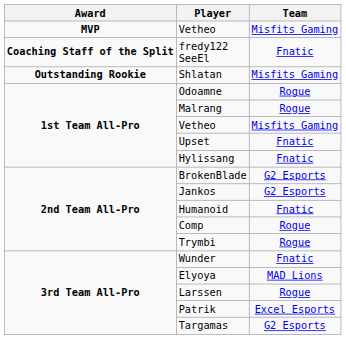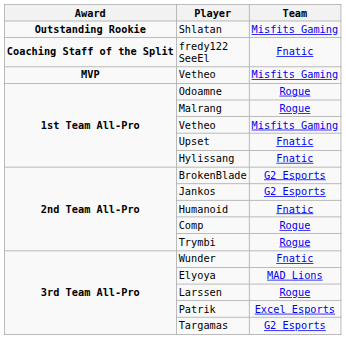rows swapped: (90, 30) <-> (90, 75)
